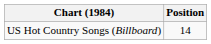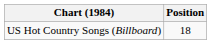(185, 30) 14 -> (185, 30) 18
